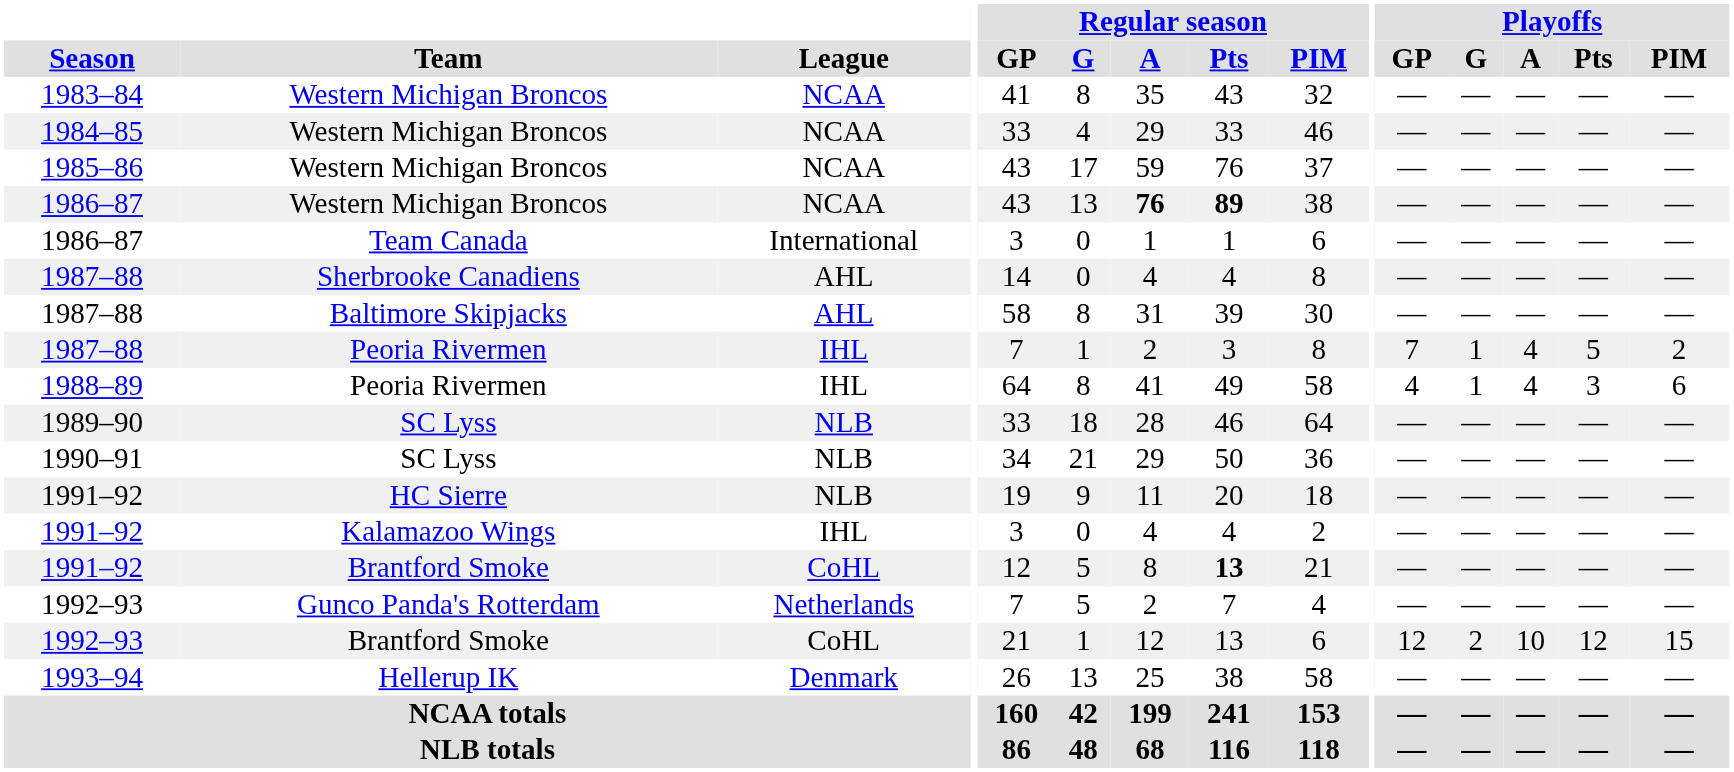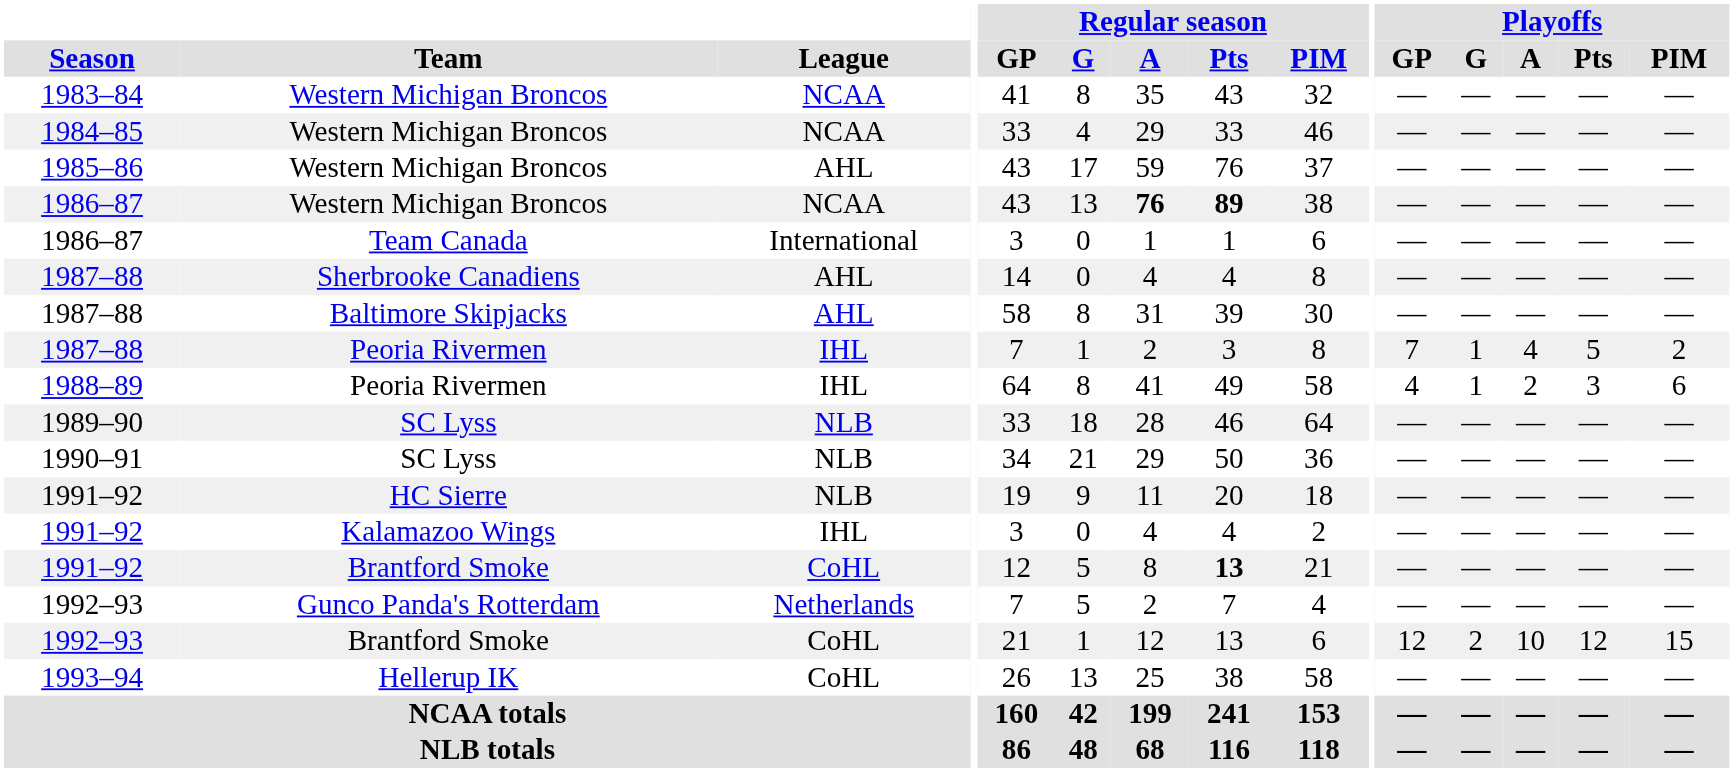(844, 167) NCAA -> (844, 167) AHL
(1531, 385) 4 -> (1531, 385) 2
(844, 676) Denmark -> (844, 676) CoHL
